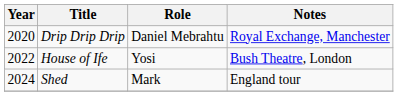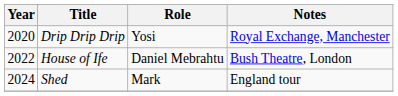(177, 36) Daniel Mebrahtu -> (143, 36) Yosi
(143, 58) Yosi -> (177, 58) Daniel Mebrahtu
